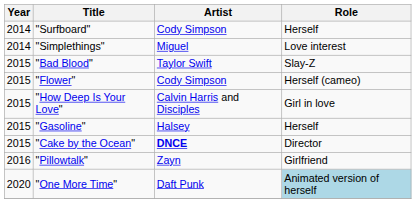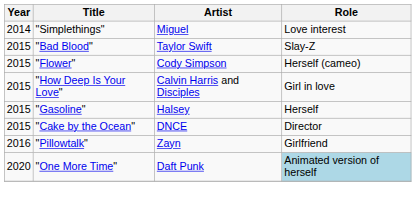- row: (63, 30)
(172, 144) bold -> (172, 127) normal
